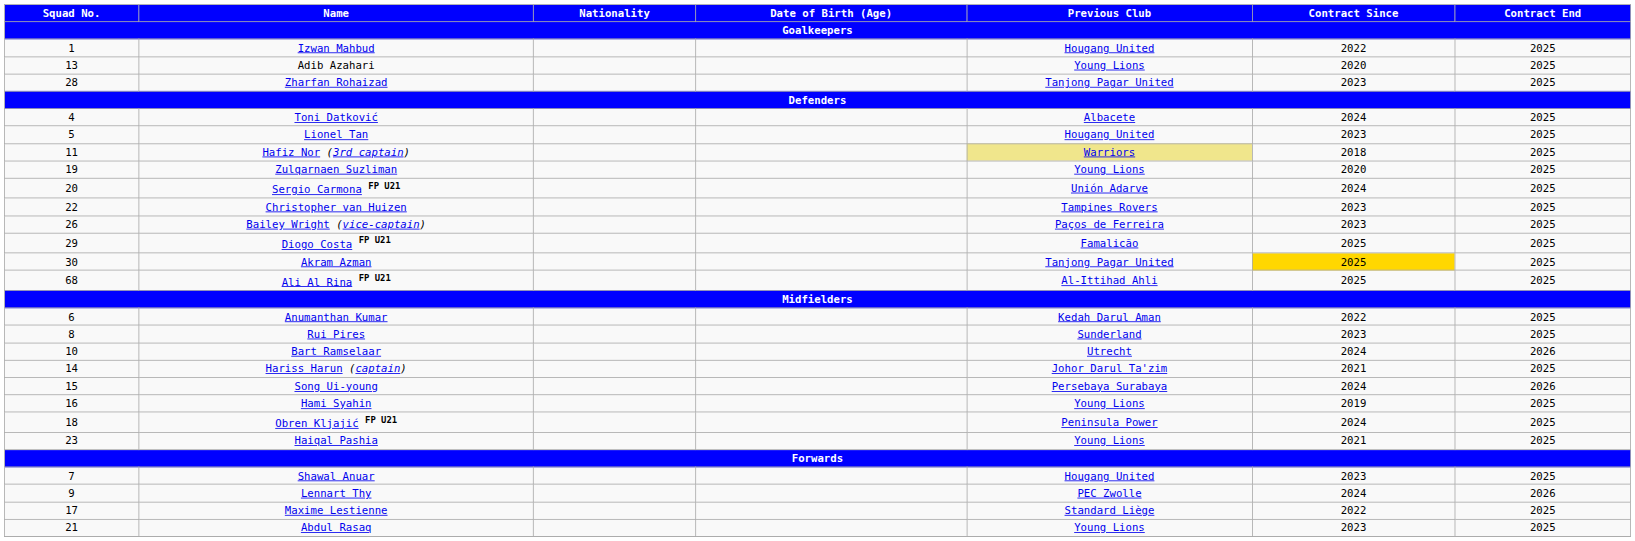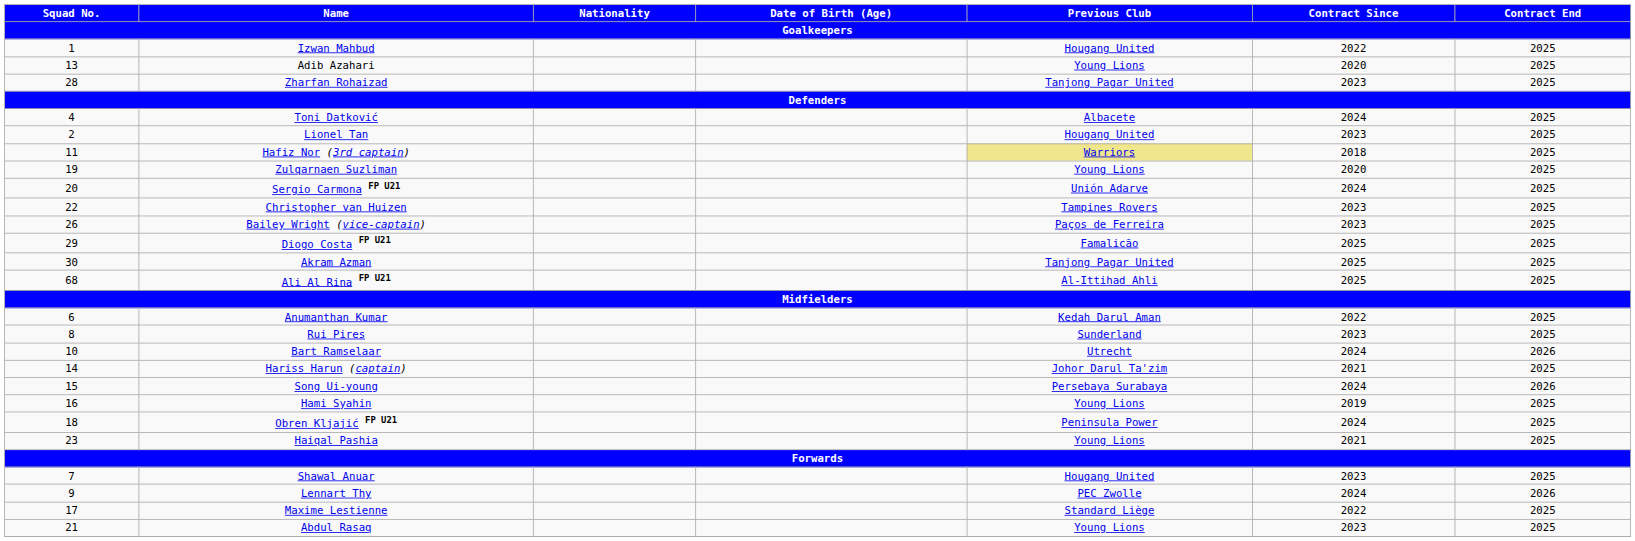(72, 135) 5 -> (72, 135) 2
(1354, 262) gold background -> (1354, 262) no background
